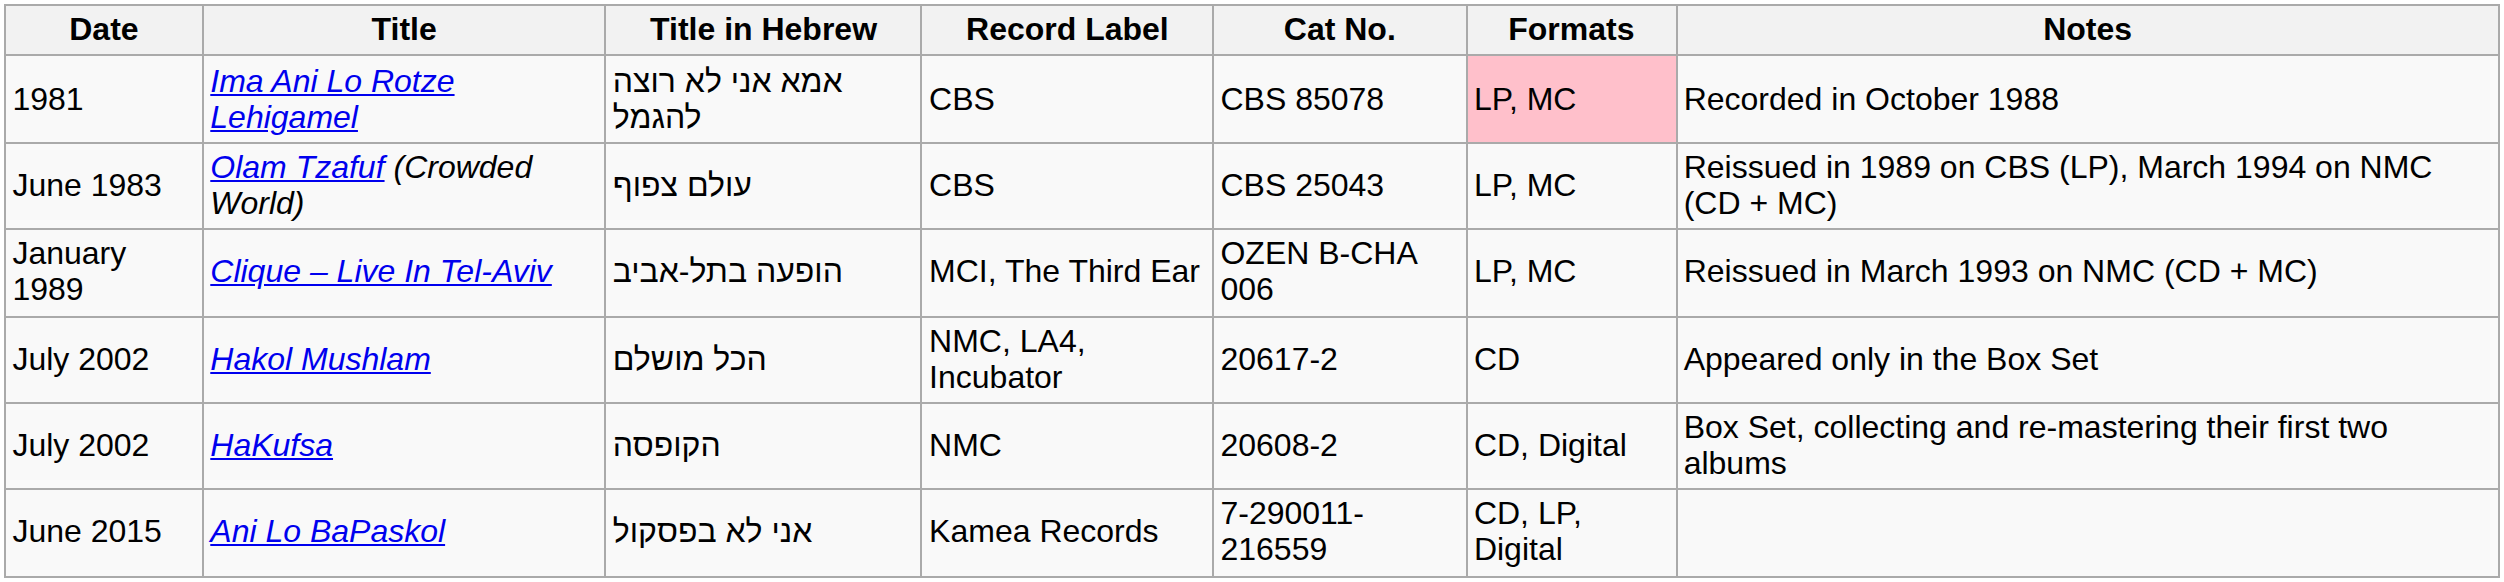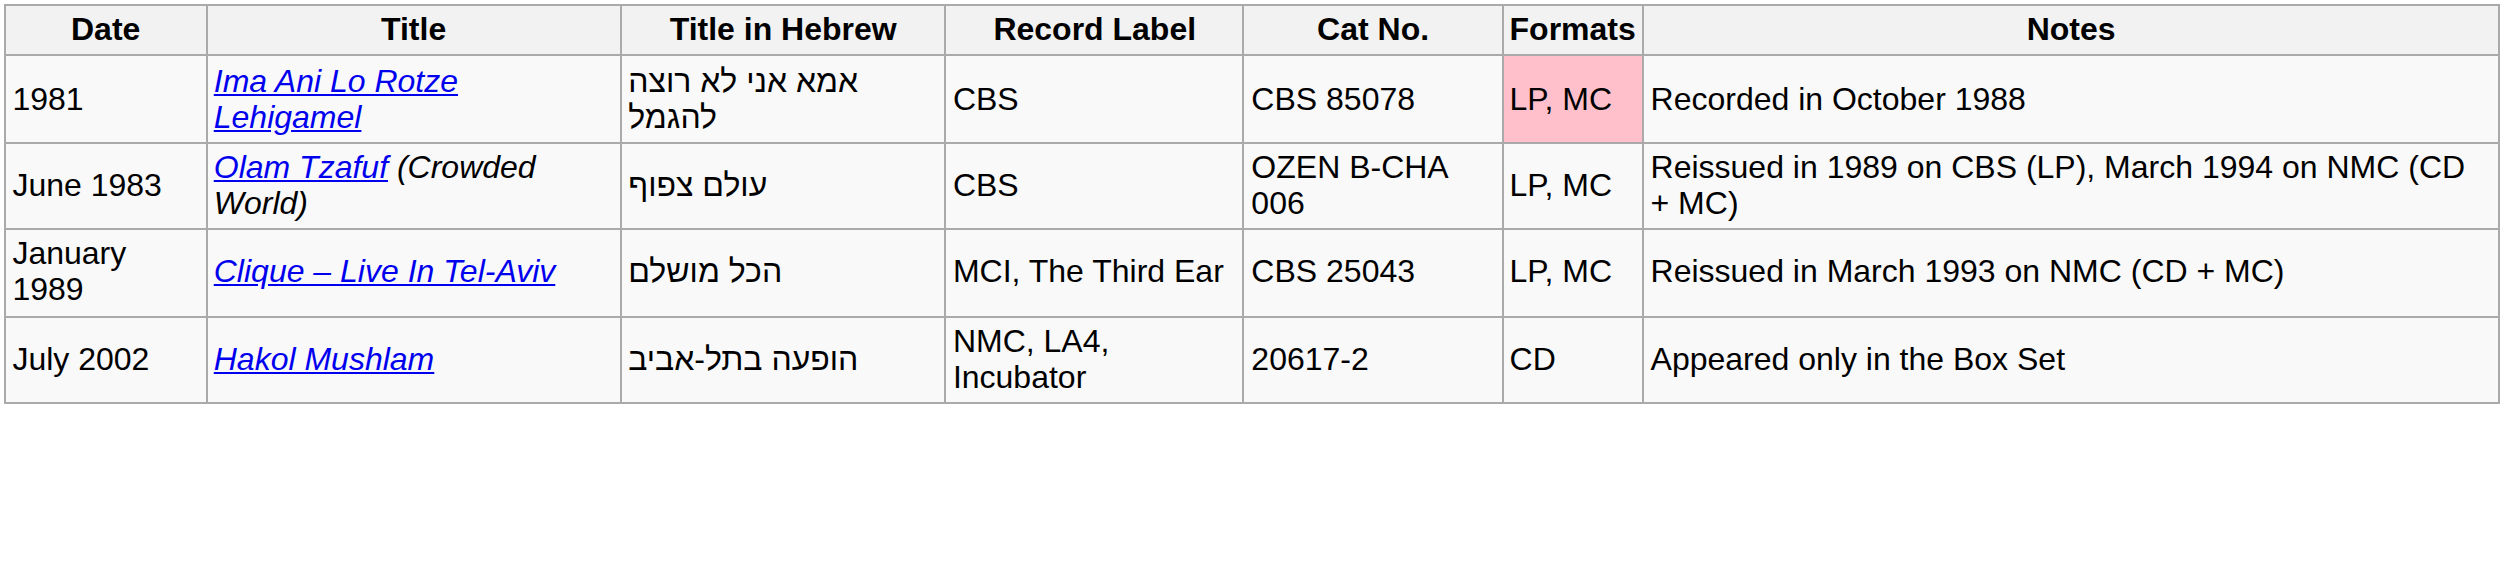(1302, 185) CBS 25043 -> (1350, 185) OZEN B-CHA 006
(728, 272) הופעה בתל-אביב -> (705, 272) הכל מושלם
(1319, 272) OZEN B-CHA 006 -> (1333, 272) CBS 25043
(690, 358) הכל מושלם -> (743, 358) הופעה בתל-אביב
- row: (272, 445)
- row: (328, 532)
